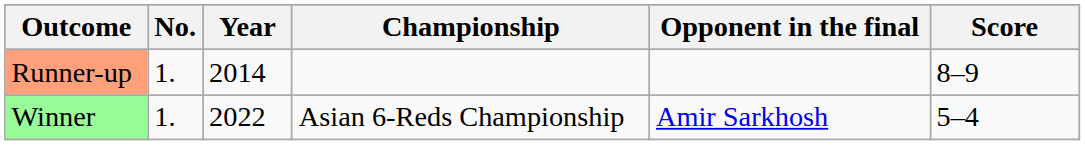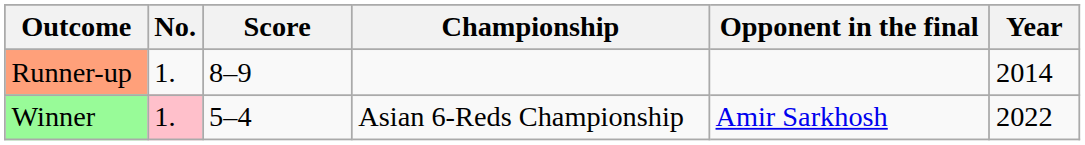columns swapped: (247, 26) <-> (1005, 26)
(165, 116) no background -> (165, 116) pink background
